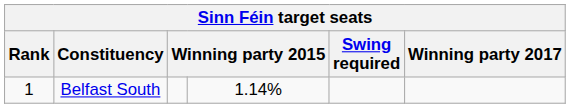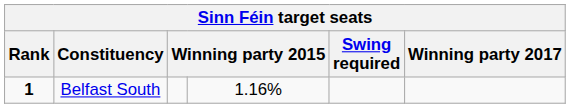(29, 90) normal -> (29, 90) bold
(258, 90) 1.14% -> (258, 90) 1.16%
